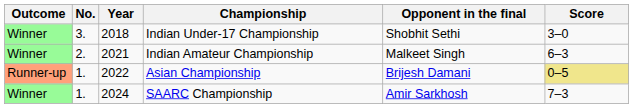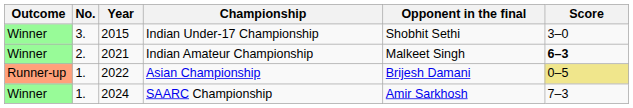(115, 34) 2018 -> (115, 34) 2015
(558, 53) normal -> (558, 53) bold
